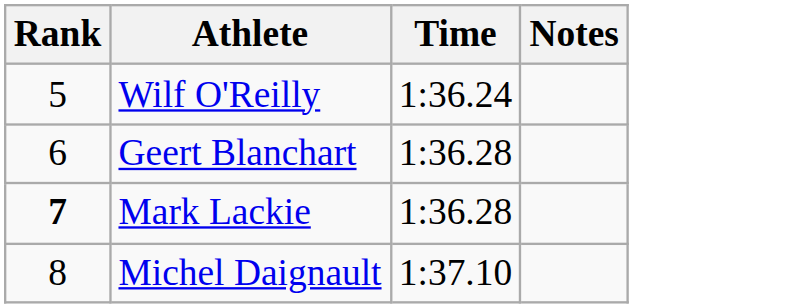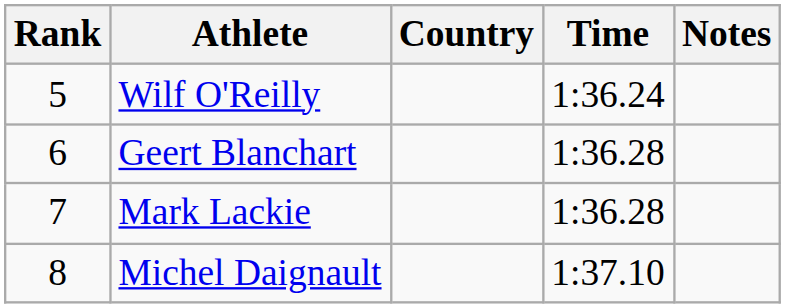+ column: (466, 34)
(57, 212) bold -> (57, 212) normal
